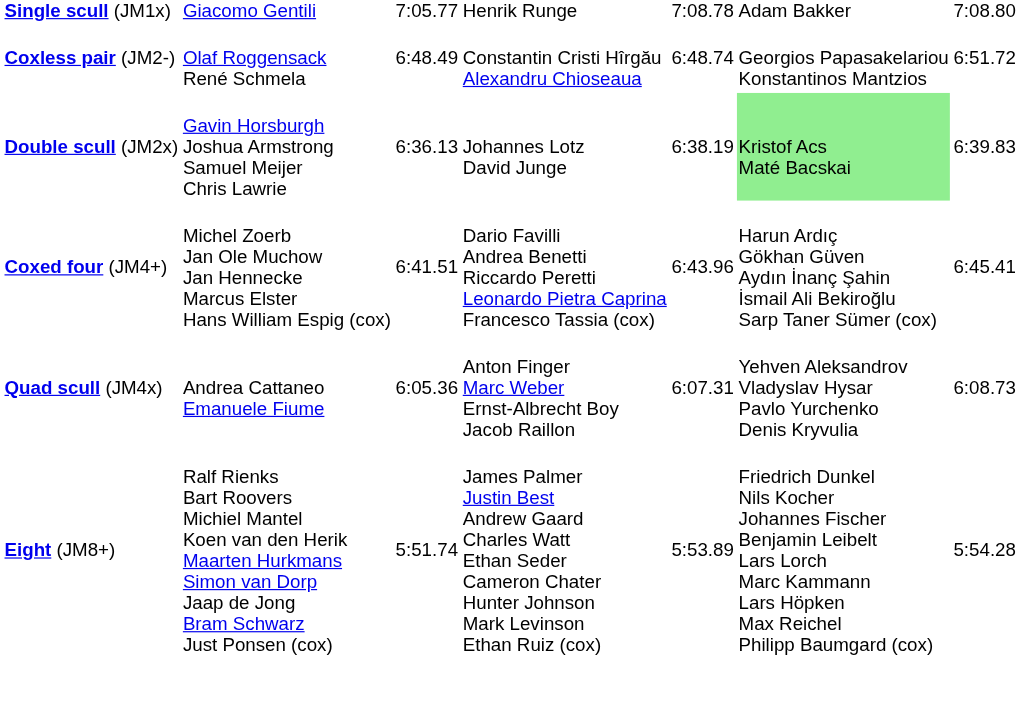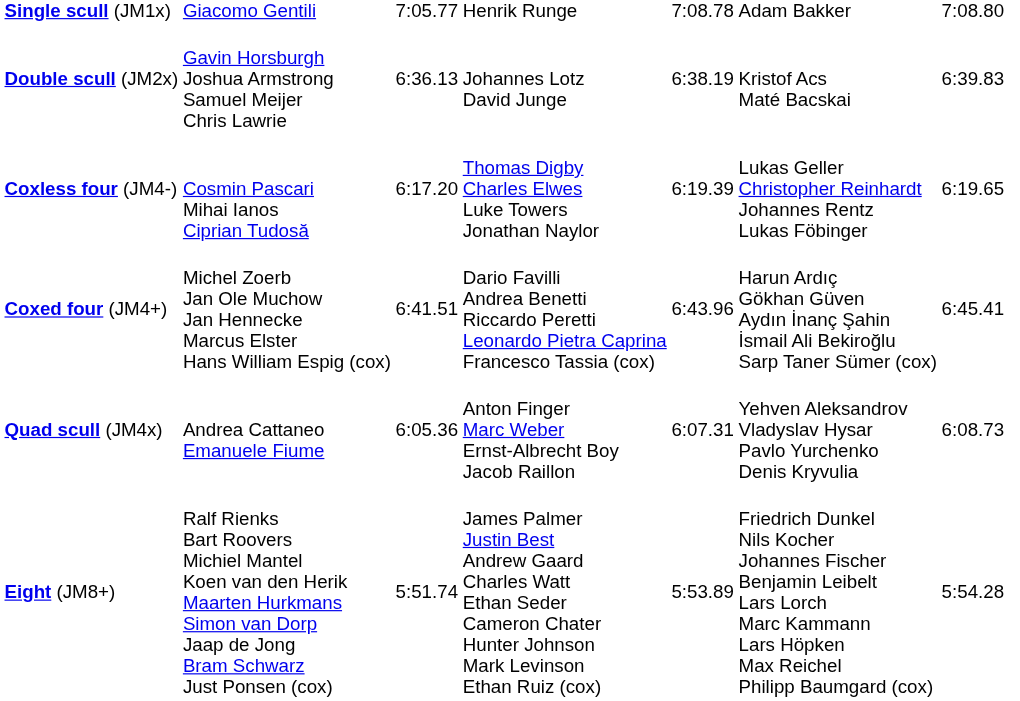- row: (90, 57)
(795, 157) lightgreen background -> (795, 89) no background
+ row: (91, 188)
